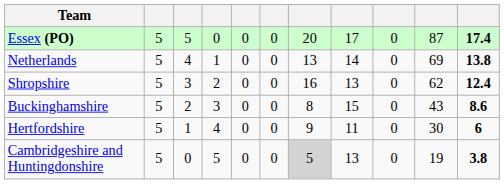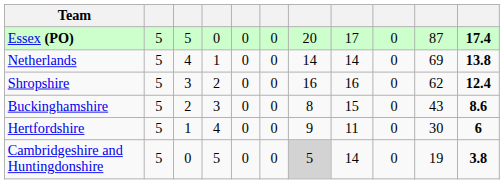(310, 60) 13 -> (310, 60) 14
(352, 83) 13 -> (352, 83) 16
(352, 159) 13 -> (352, 159) 14
